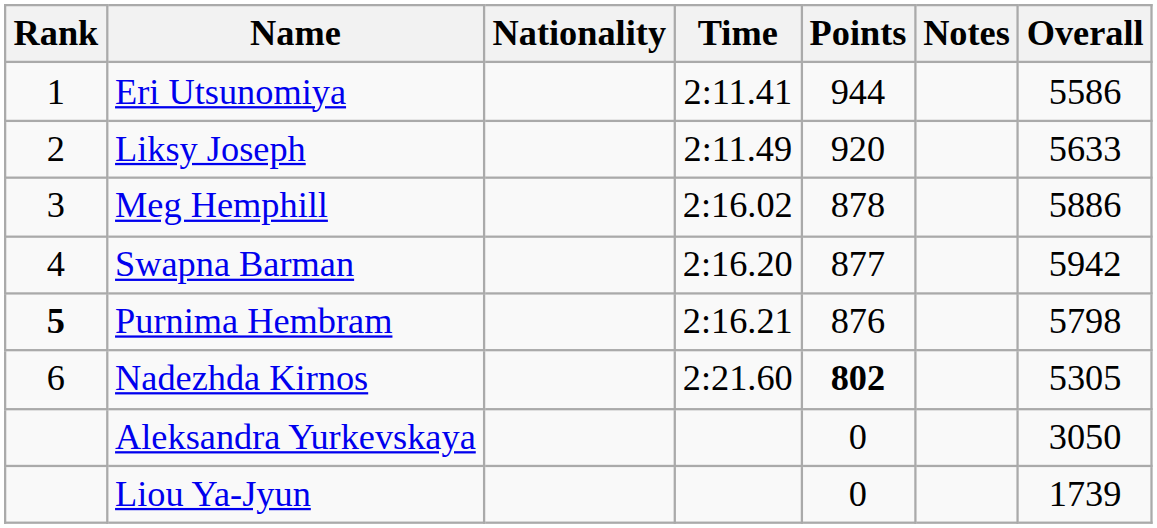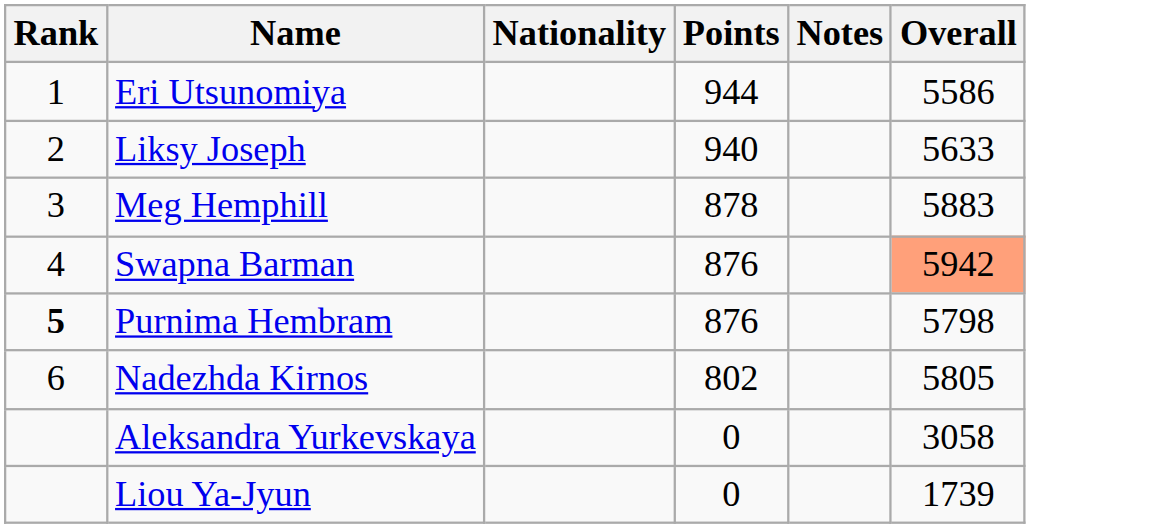- column: (738, 33)
(858, 148) 920 -> (731, 148) 940
(1085, 206) 5886 -> (958, 206) 5883
(858, 263) 877 -> (731, 263) 876
(1085, 263) no background -> (958, 263) lightsalmon background
(858, 378) bold -> (731, 378) normal
(1085, 378) 5305 -> (958, 378) 5805
(1085, 436) 3050 -> (958, 436) 3058
